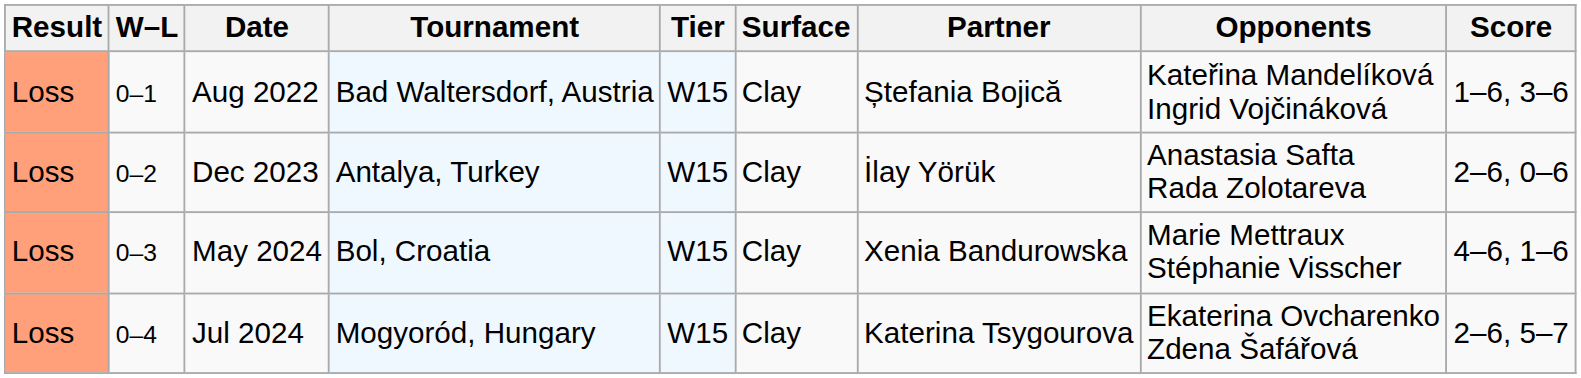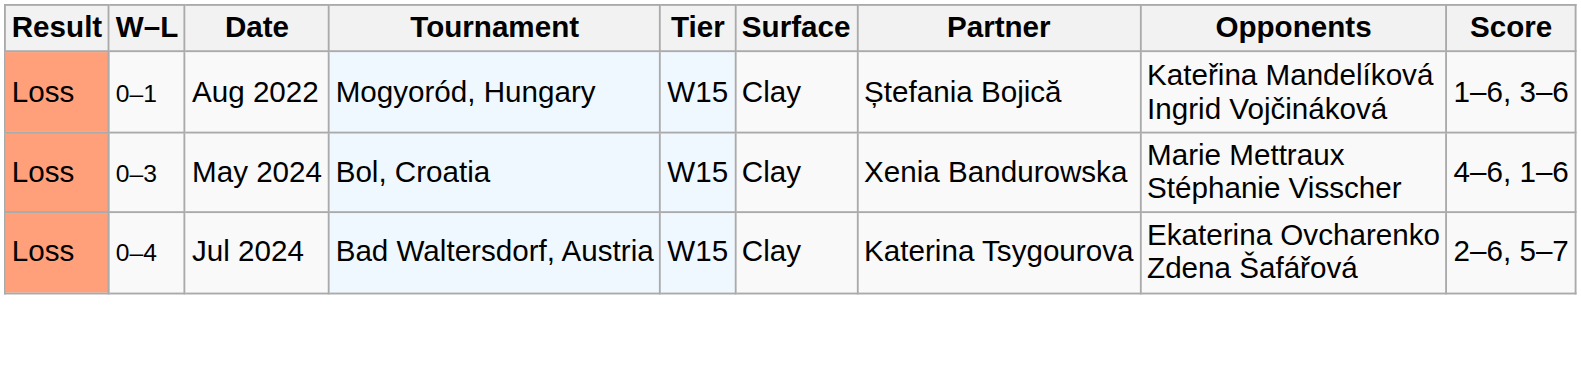(495, 91) Bad Waltersdorf, Austria -> (466, 91) Mogyoród, Hungary
- row: (255, 171)
(466, 332) Mogyoród, Hungary -> (495, 252) Bad Waltersdorf, Austria
